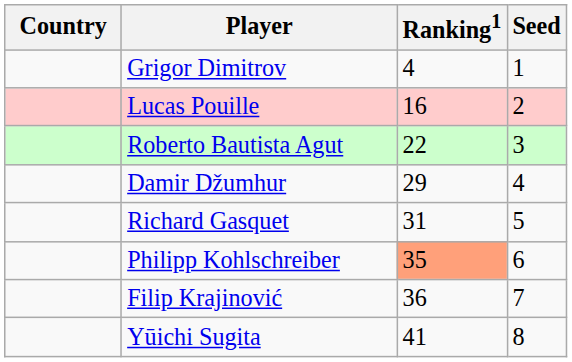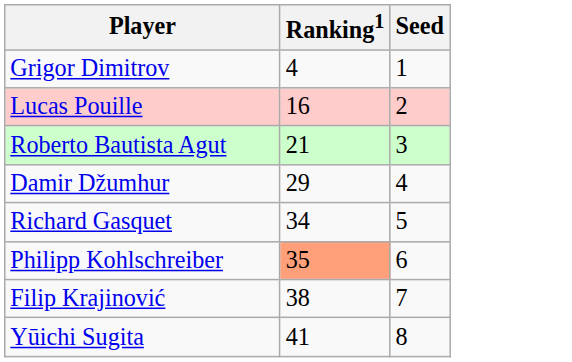- column: (63, 26)
(415, 145) 22 -> (298, 145) 21
(415, 221) 31 -> (298, 221) 34
(415, 298) 36 -> (298, 298) 38
